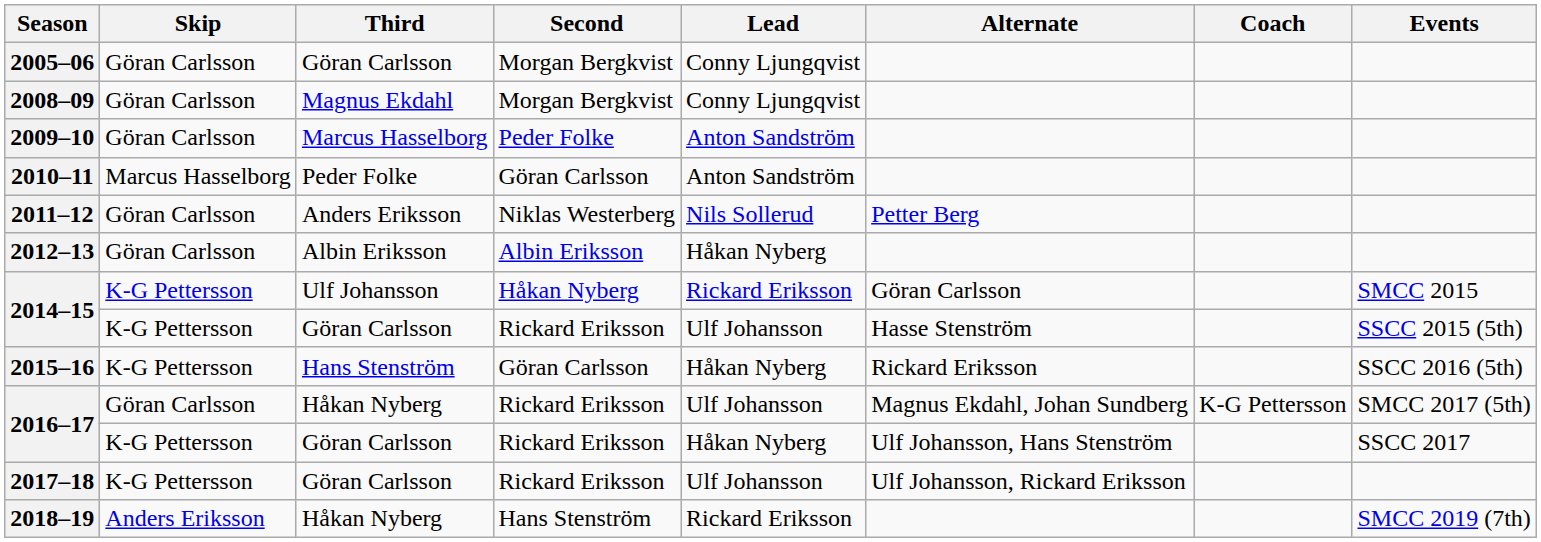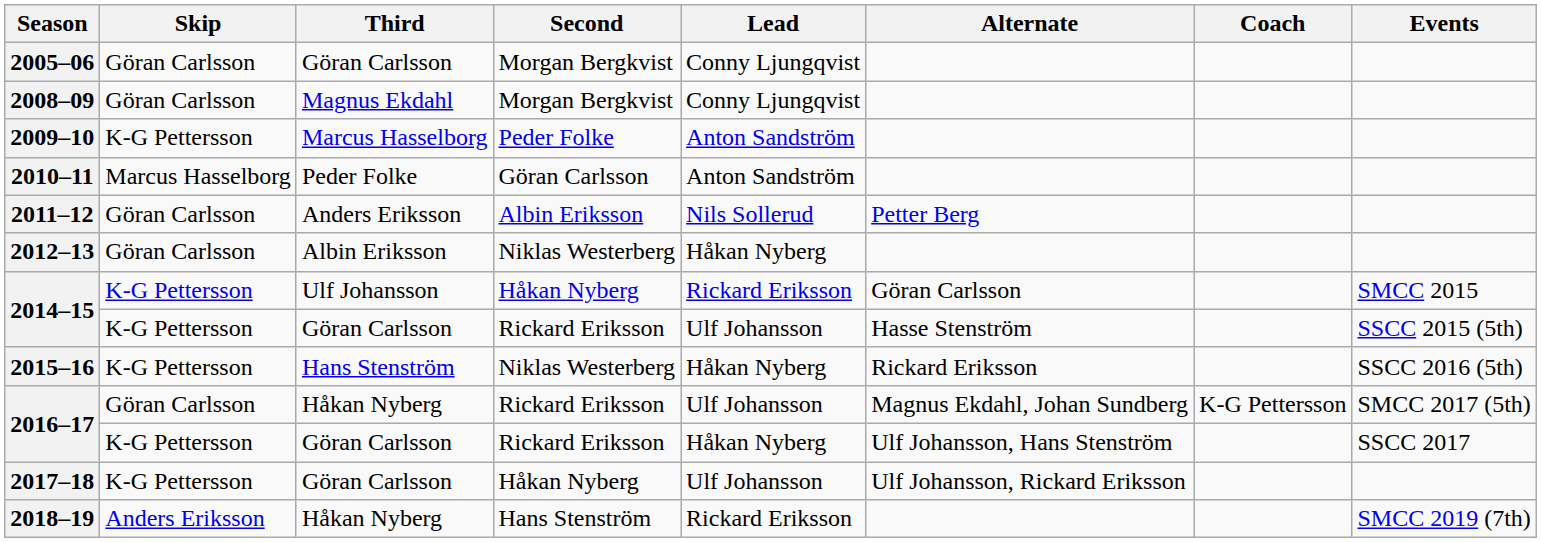(180, 137) Göran Carlsson -> (179, 137) K-G Pettersson
(587, 213) Niklas Westerberg -> (571, 213) Albin Eriksson
(571, 251) Albin Eriksson -> (587, 251) Niklas Westerberg
(574, 366) Göran Carlsson -> (587, 366) Niklas Westerberg
(582, 480) Rickard Eriksson -> (569, 480) Håkan Nyberg
